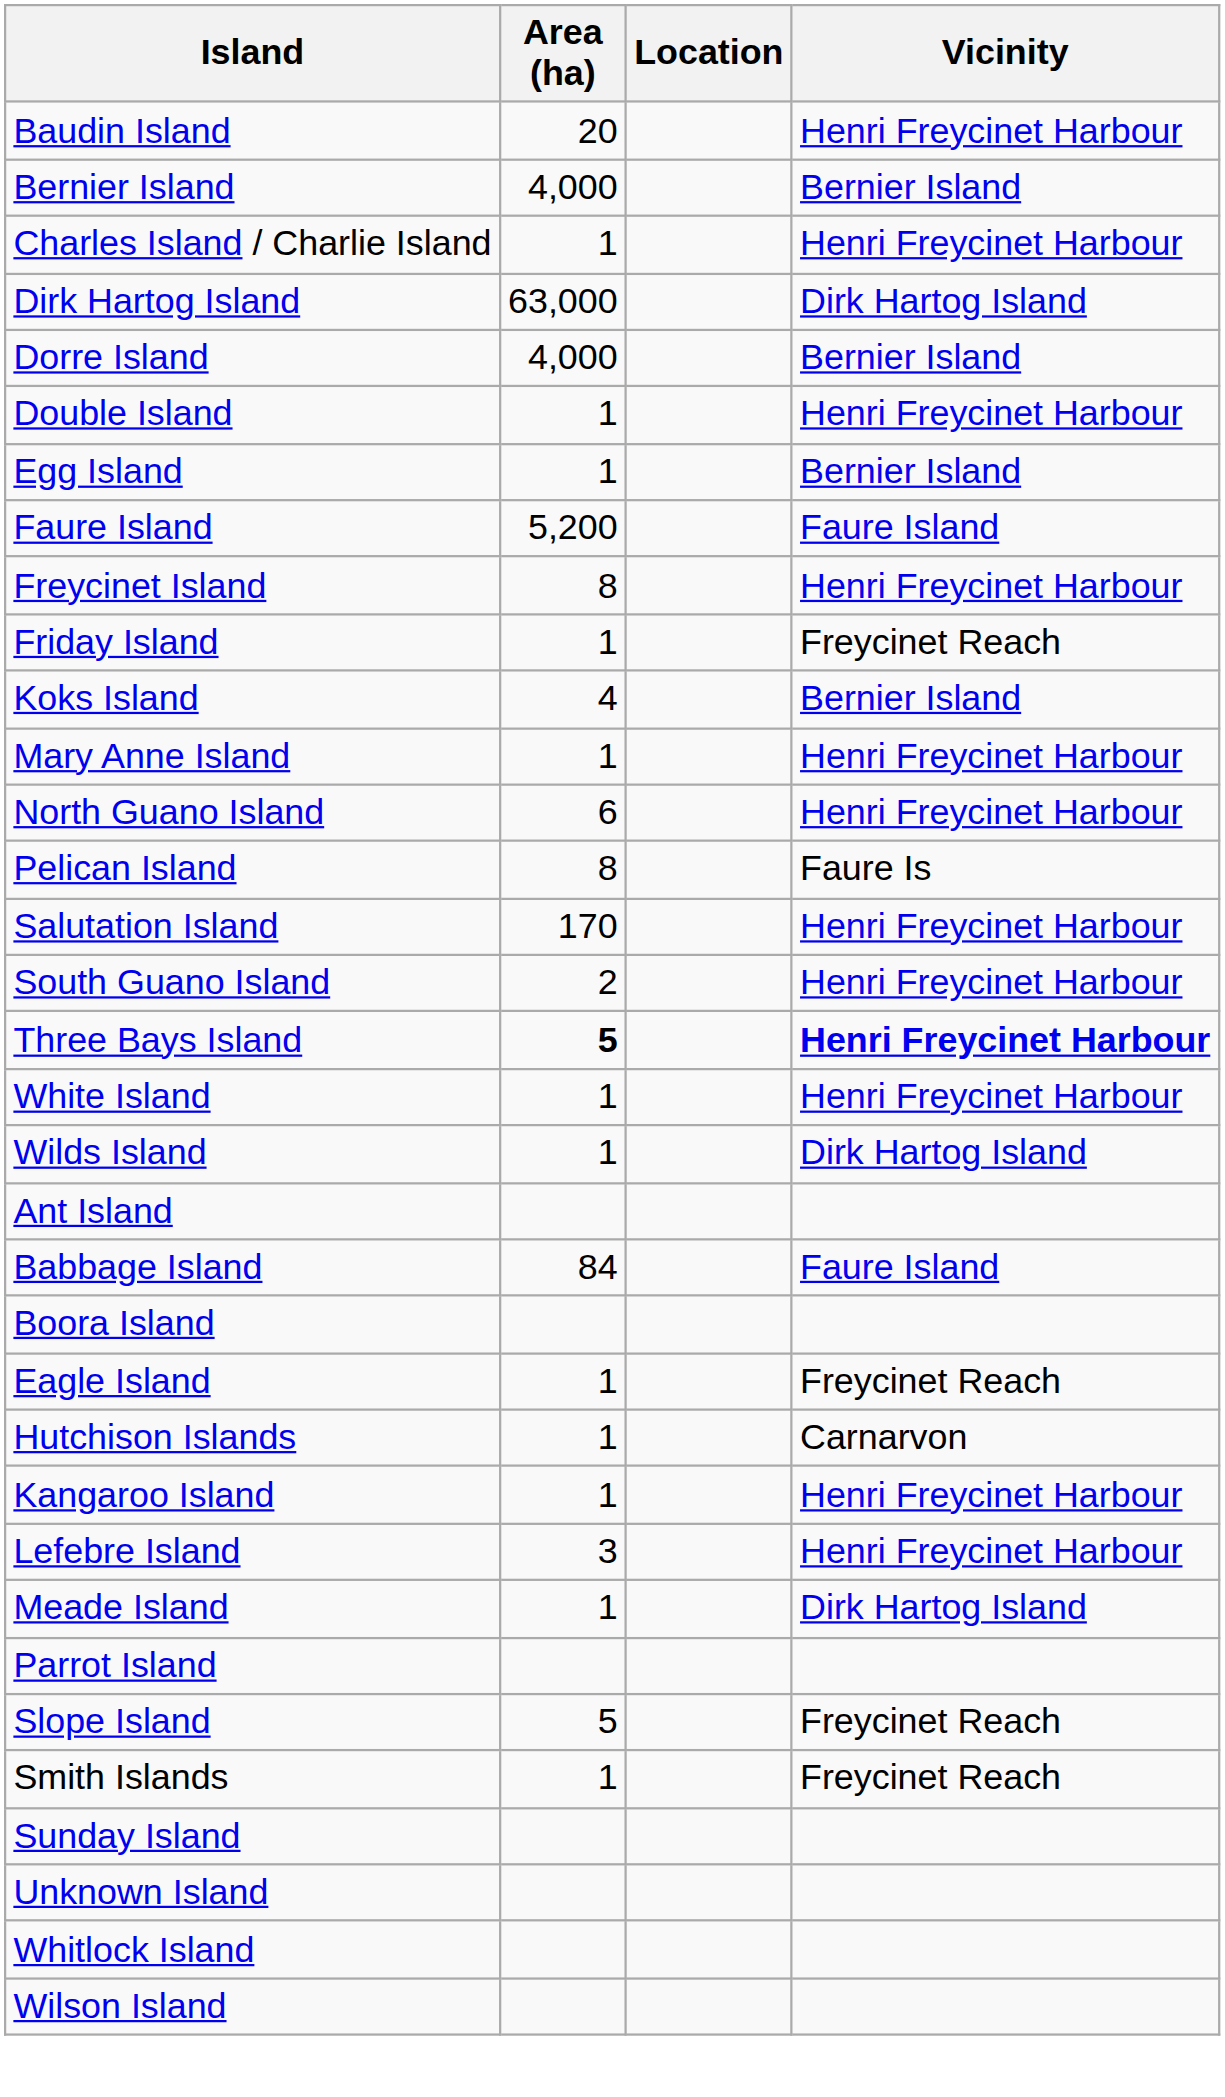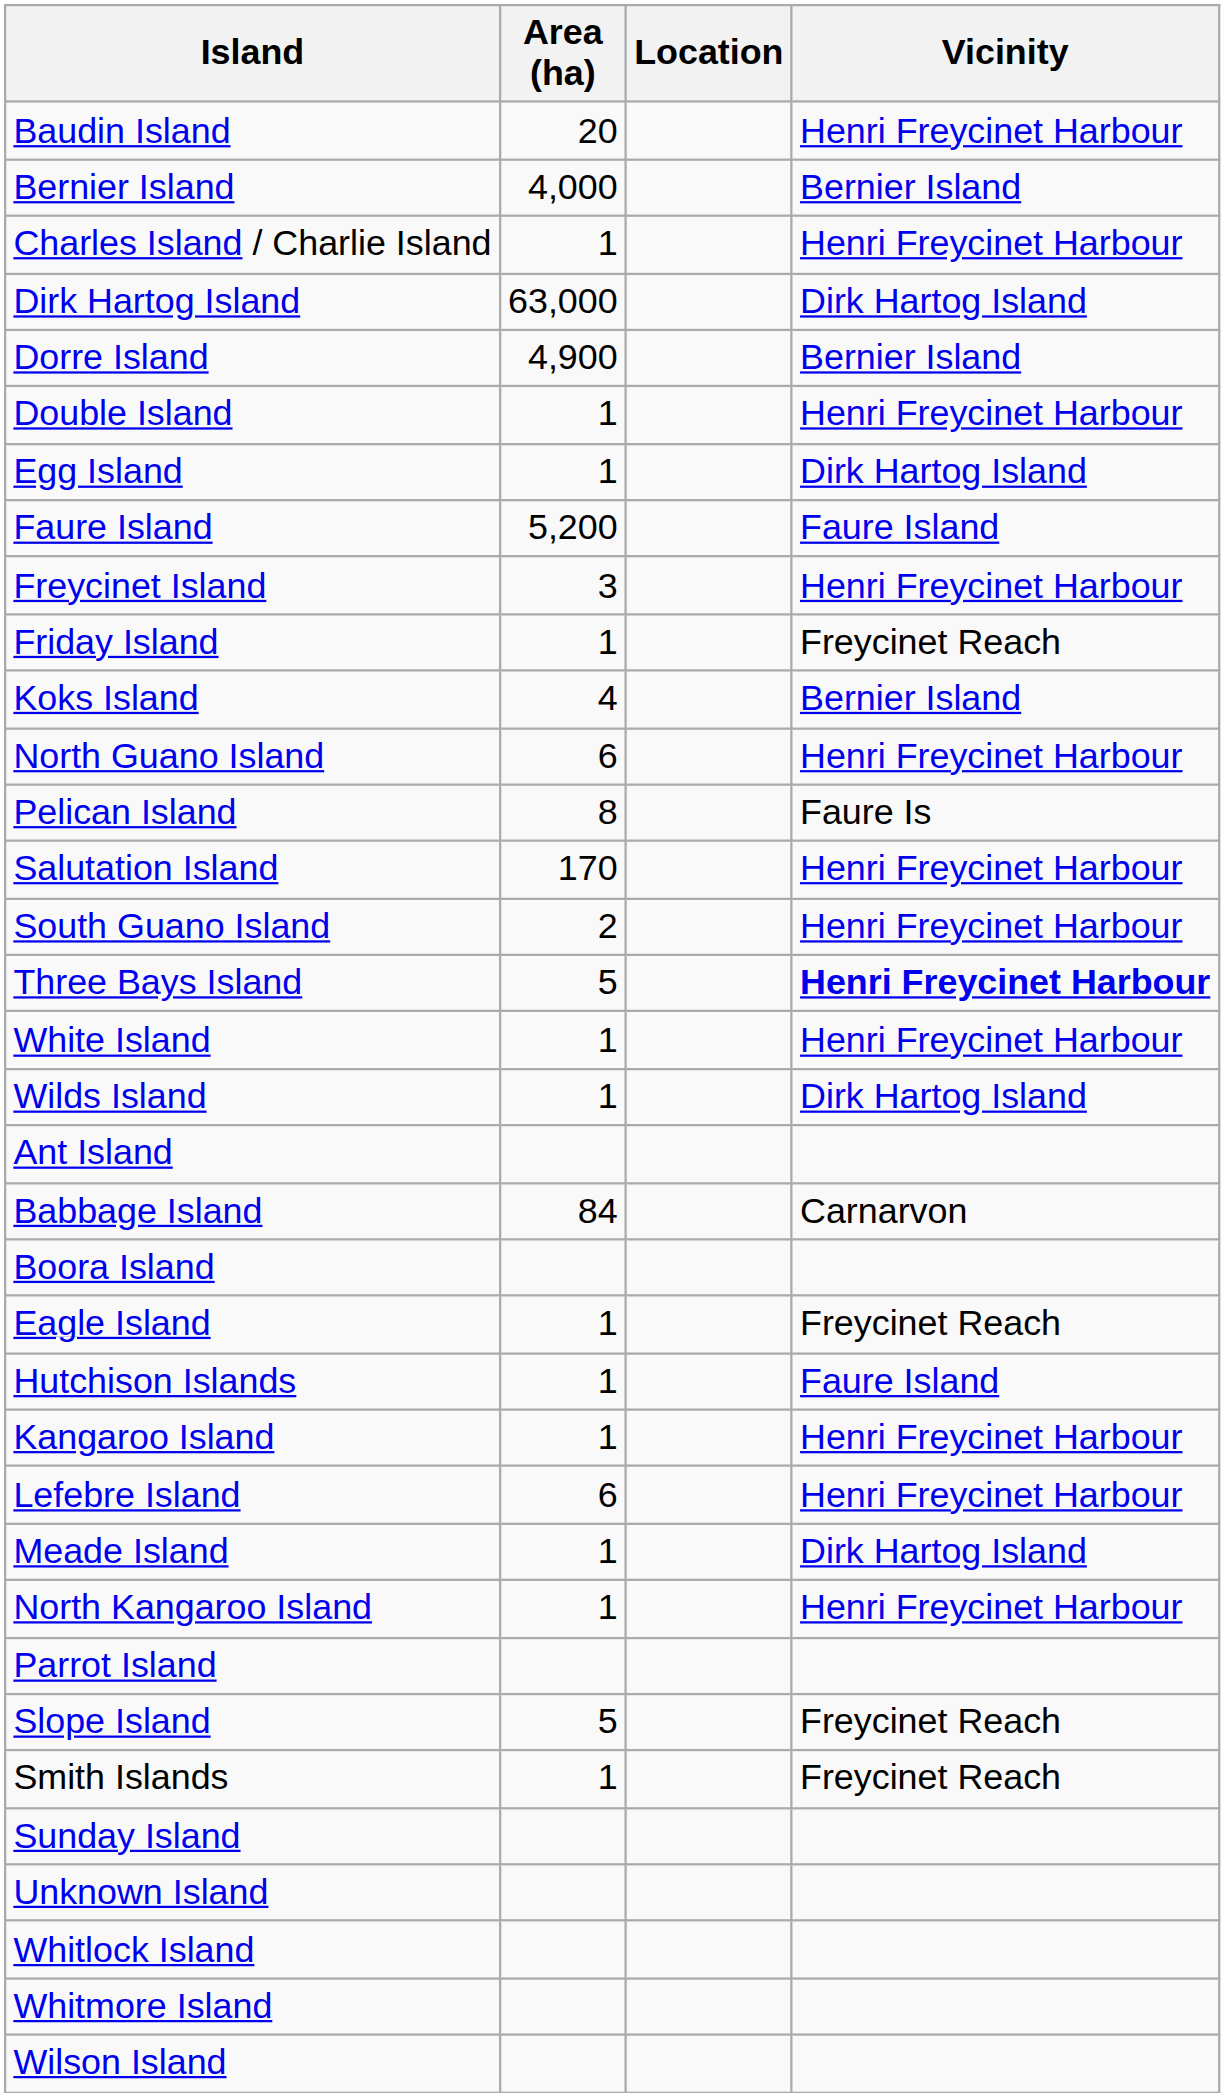(573, 357) 4,000 -> (573, 357) 4,900
(911, 471) Bernier Island -> (943, 471) Dirk Hartog Island
(608, 584) 8 -> (608, 584) 3
- row: (152, 755)
(608, 1039) bold -> (608, 982) normal
(900, 1266) Faure Island -> (884, 1210) Carnarvon
(884, 1437) Carnarvon -> (900, 1380) Faure Island
(608, 1551) 3 -> (608, 1494) 6
+ row: (193, 1607)
+ row: (143, 2005)
